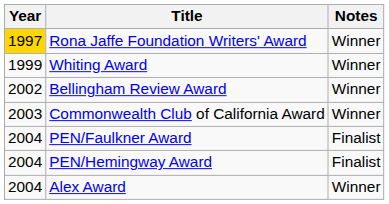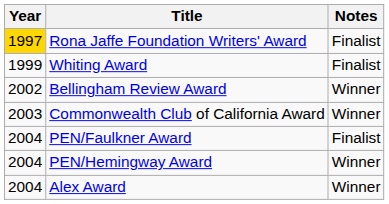(356, 41) Winner -> (356, 41) Finalist
(356, 65) Winner -> (356, 65) Finalist
(356, 162) Finalist -> (356, 162) Winner
